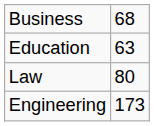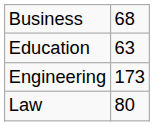rows swapped: (57, 105) <-> (26, 76)
